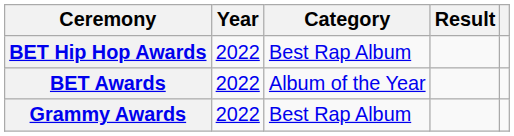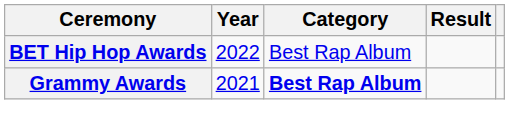- row: (108, 83)
(238, 114) 2022 -> (238, 83) 2021
(340, 114) normal -> (345, 83) bold
